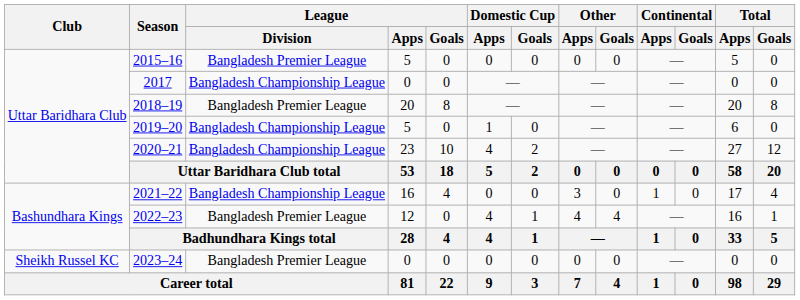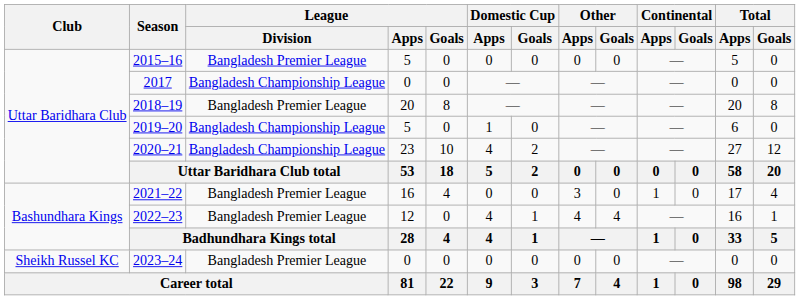(287, 194) Bangladesh Championship League -> (287, 194) Bangladesh Premier League
